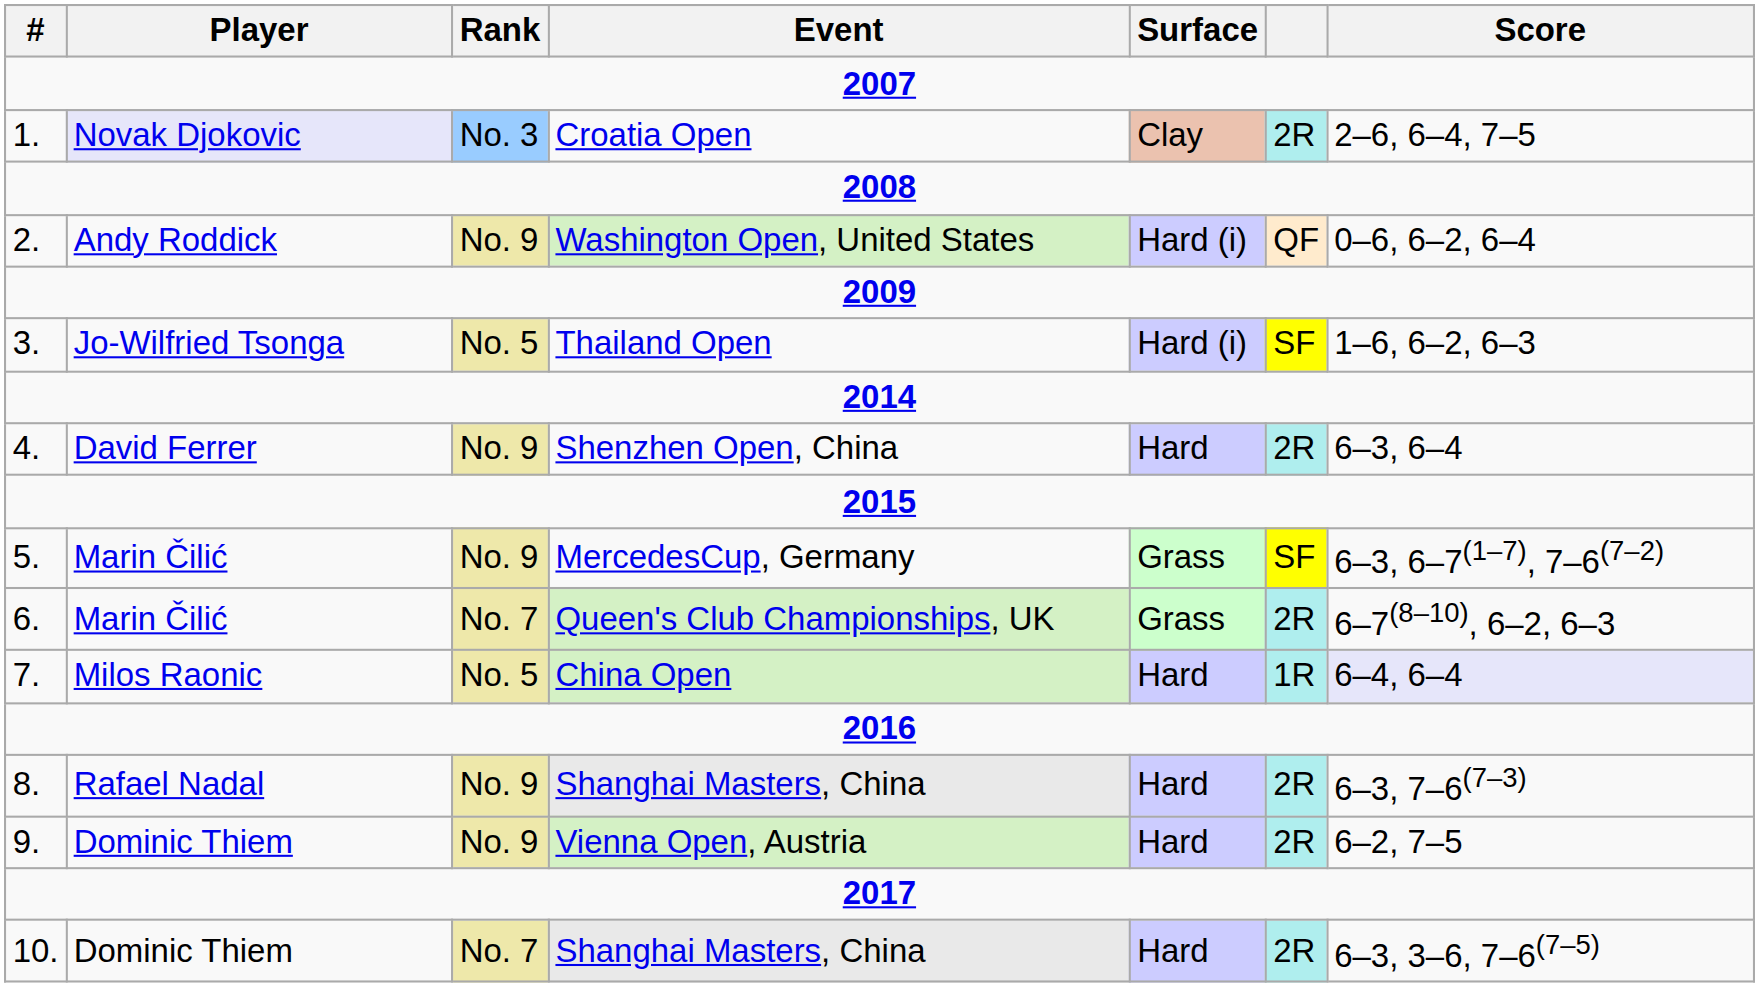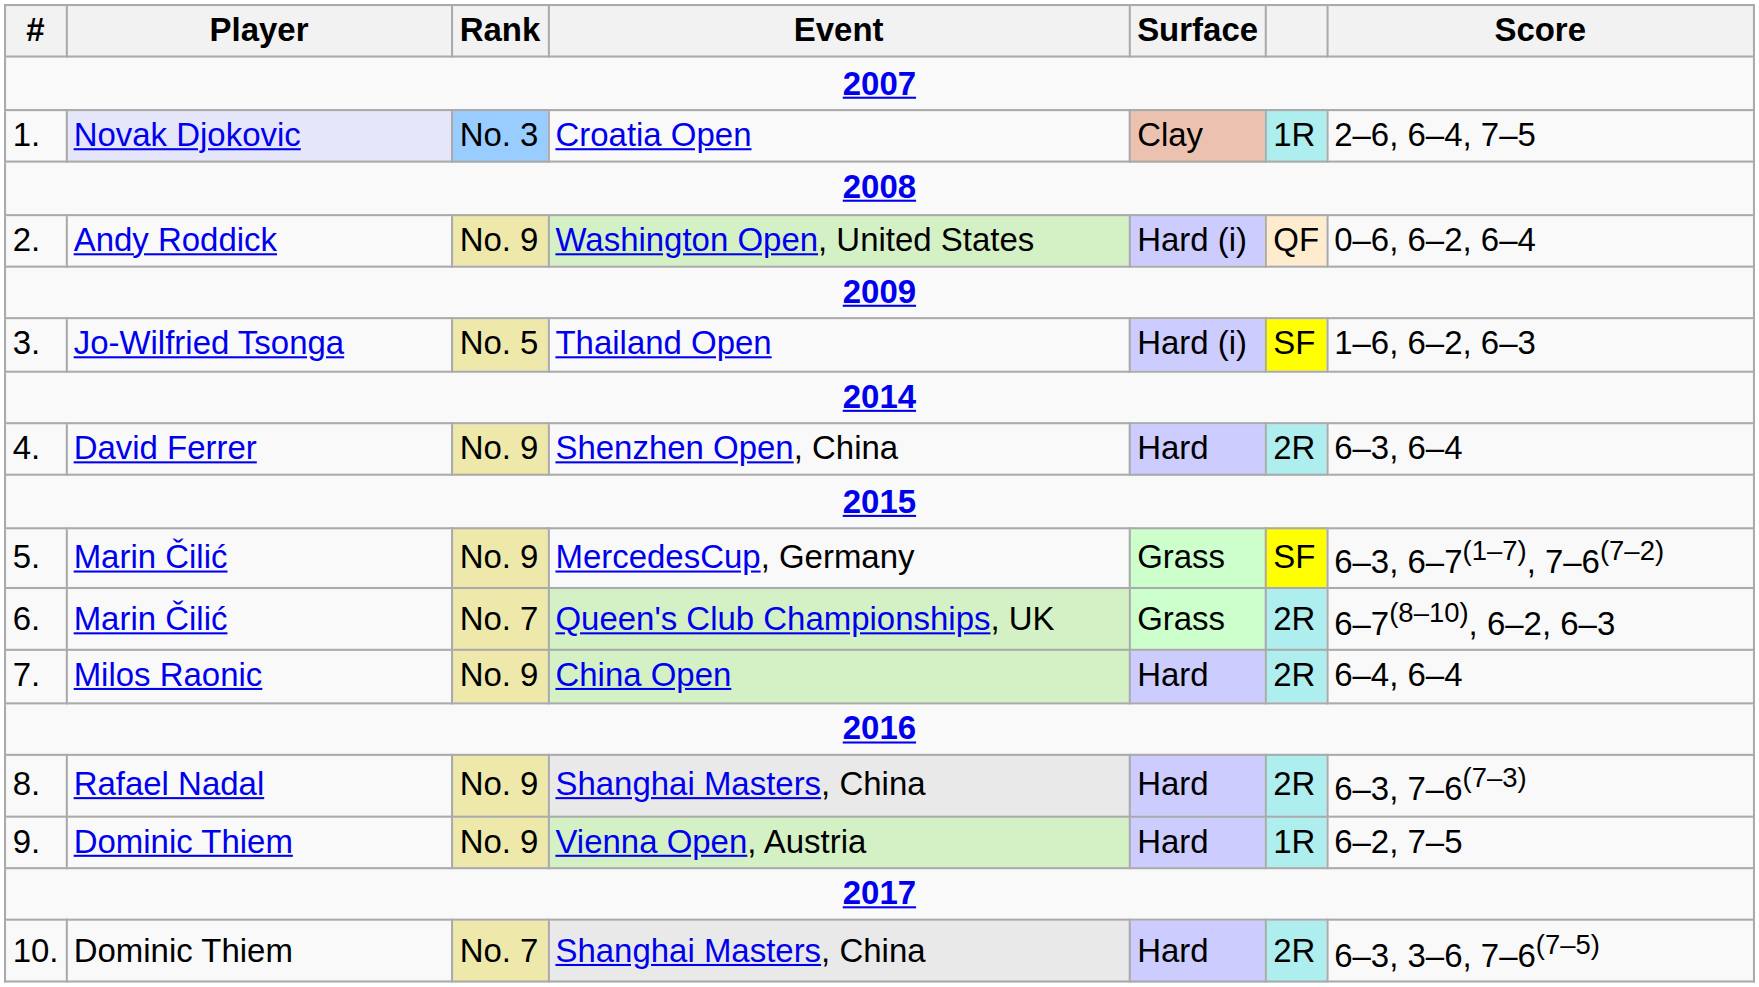(1294, 135) 2R -> (1294, 135) 1R
(499, 675) No. 5 -> (499, 675) No. 9
(1294, 675) 1R -> (1294, 675) 2R
(1398, 675) lavender background -> (1398, 675) no background
(1294, 841) 2R -> (1294, 841) 1R
